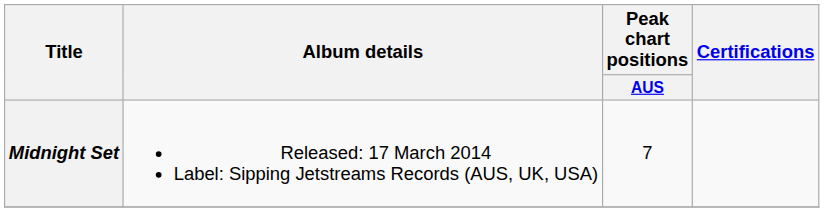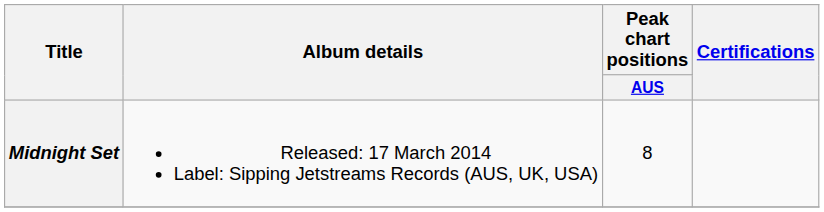(647, 153) 7 -> (647, 153) 8
